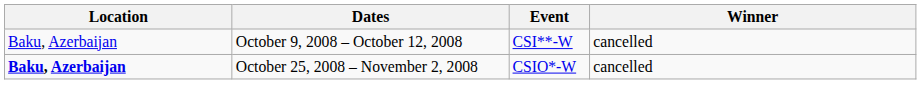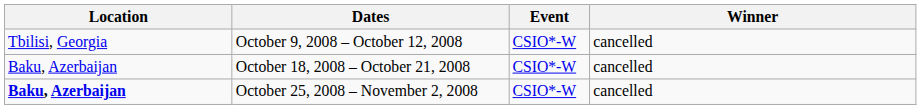(63, 41) Baku, Azerbaijan -> (58, 41) Tbilisi, Georgia
(543, 41) CSI**-W -> (544, 41) CSIO*-W
+ row: (353, 66)
